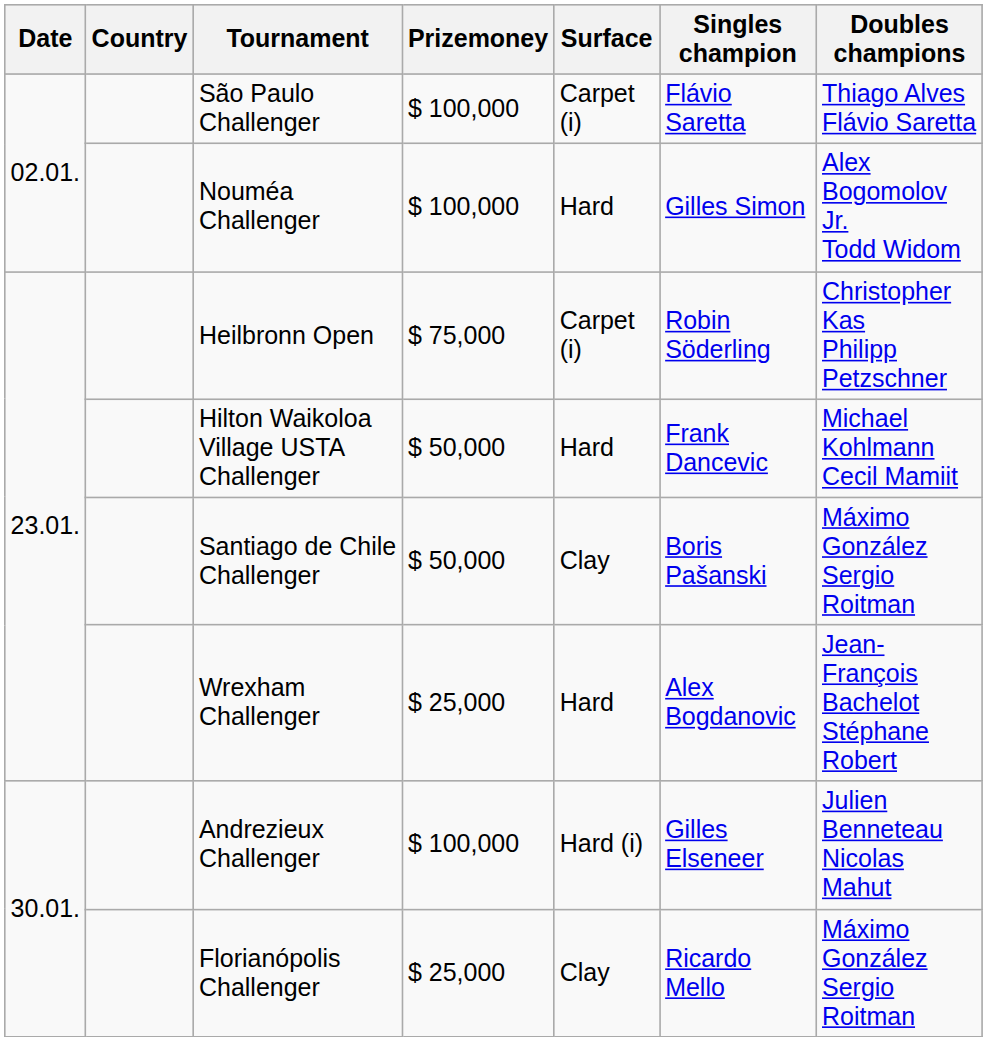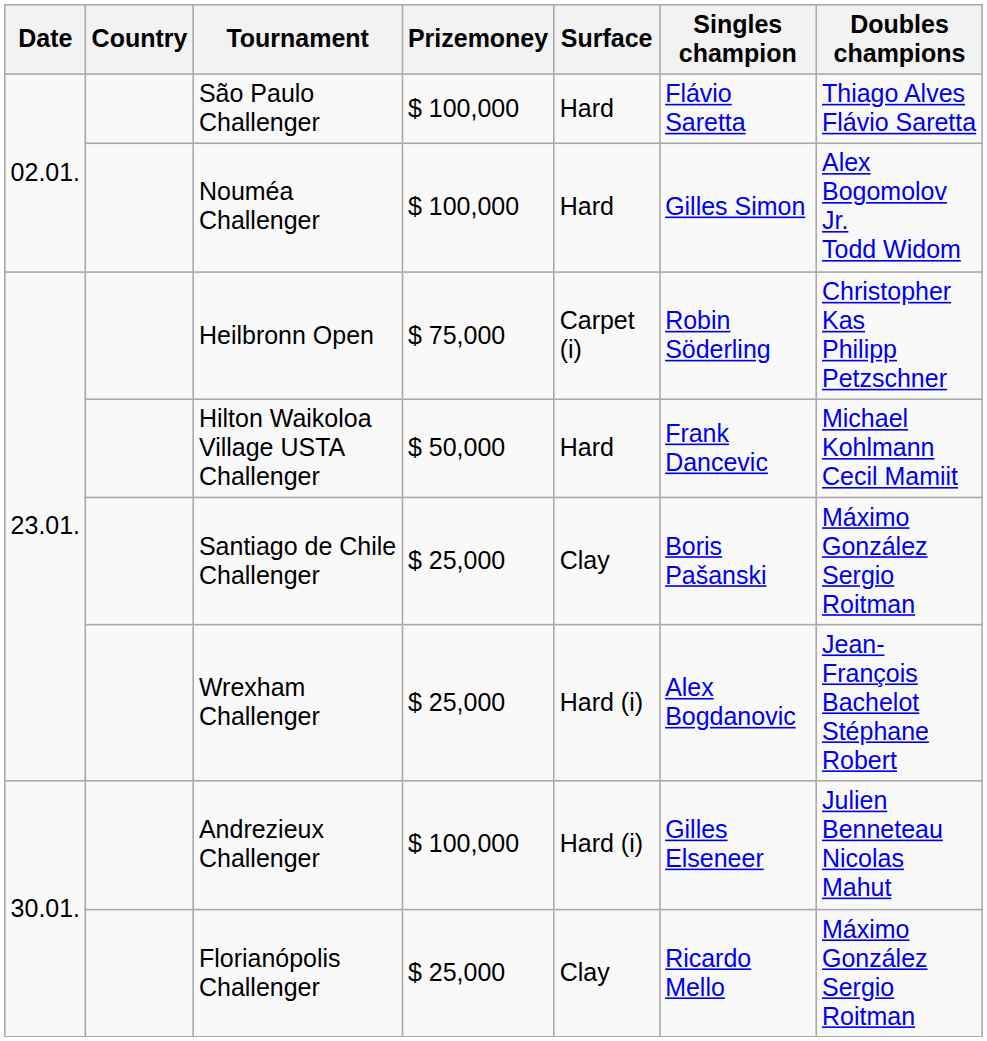(597, 108) Carpet (i) -> (587, 108) Hard
(457, 560) $ 50,000 -> (457, 560) $ 25,000
(587, 702) Hard -> (601, 702) Hard (i)
